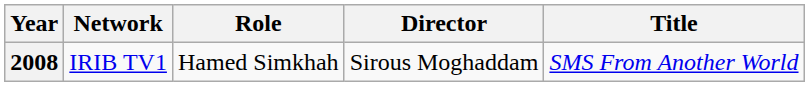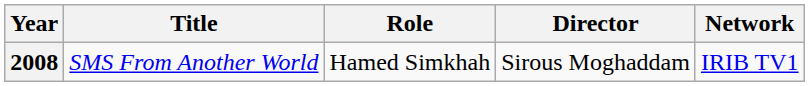columns swapped: (674, 23) <-> (118, 23)
